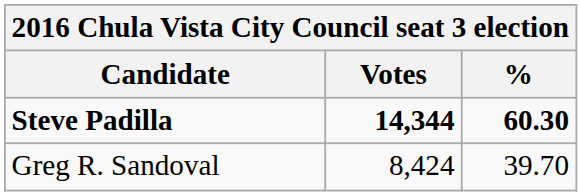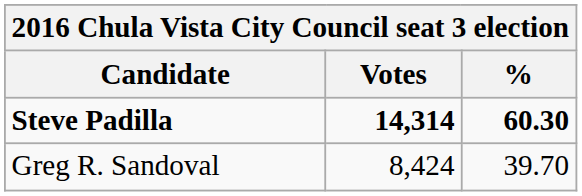(414, 119) 14,344 -> (414, 119) 14,314
